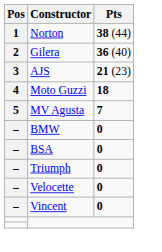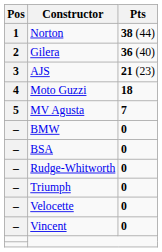+ row: (16, 168)
